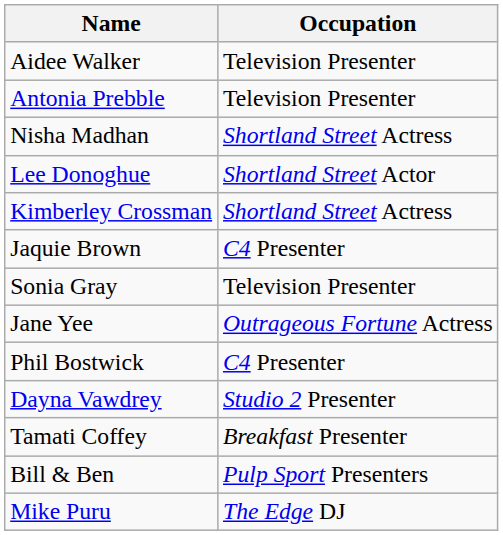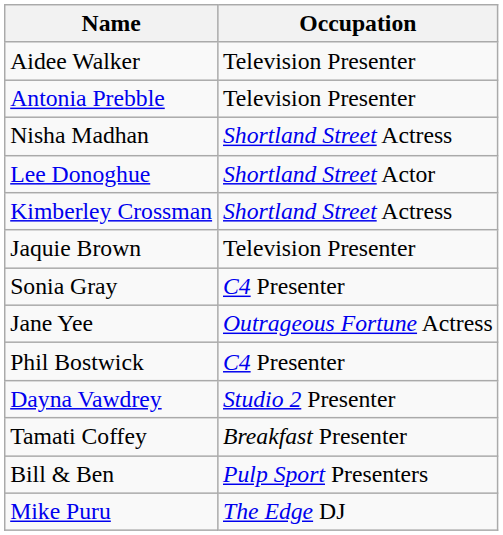(284, 248) C4 Presenter -> (319, 248) Television Presenter
(319, 286) Television Presenter -> (284, 286) C4 Presenter
